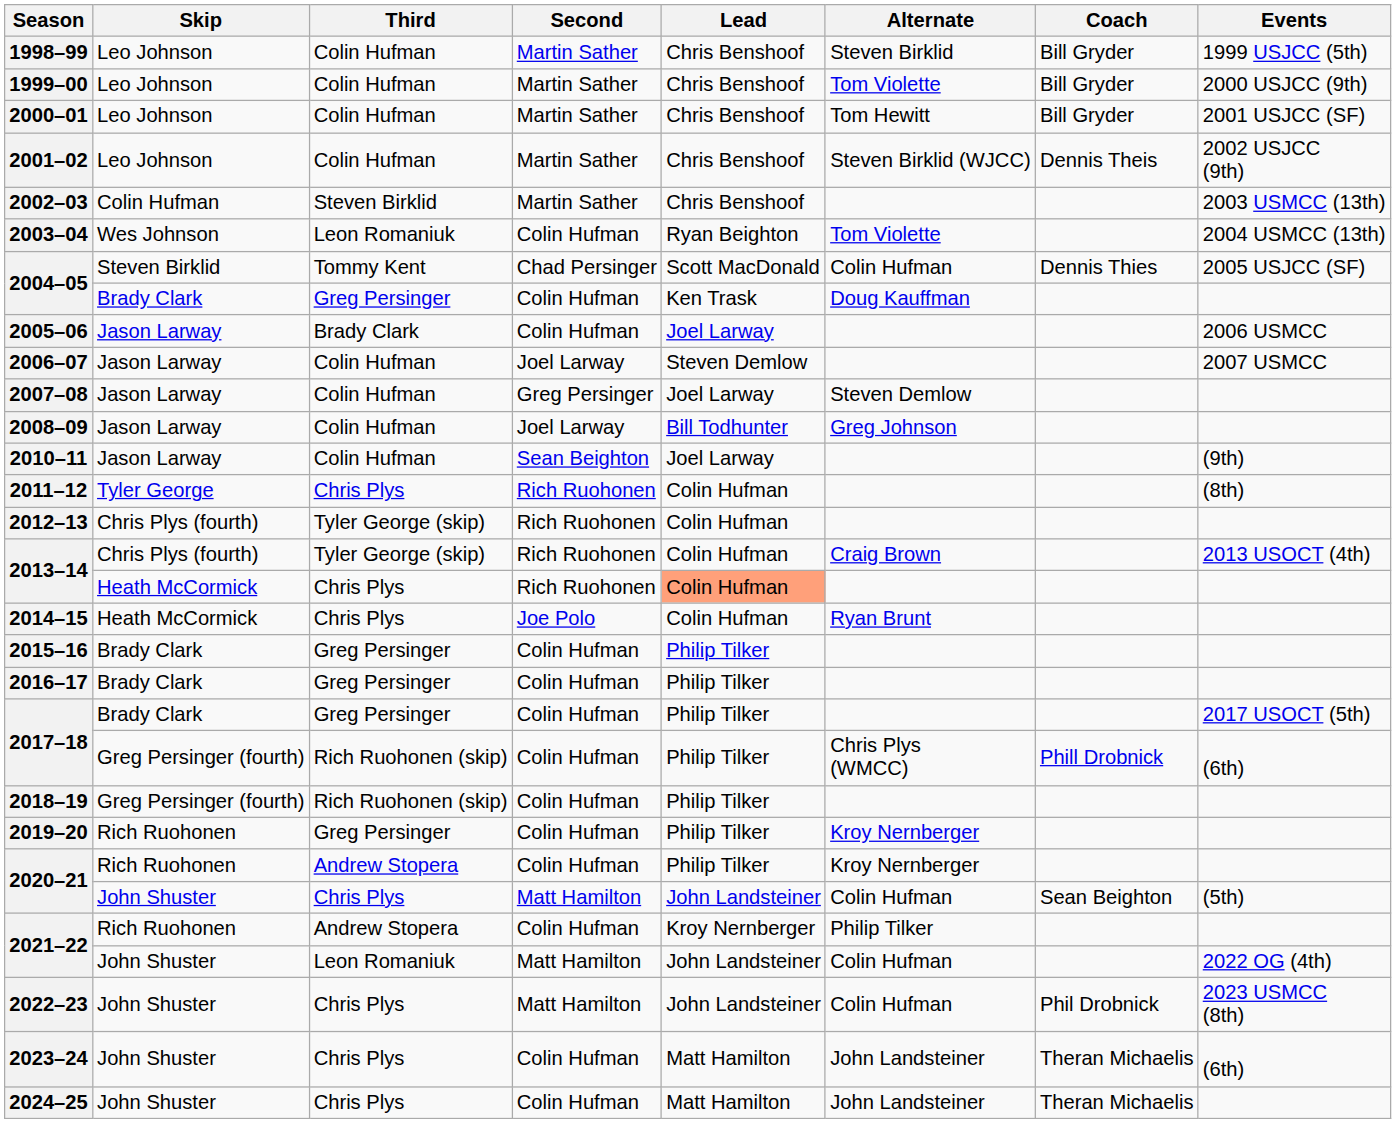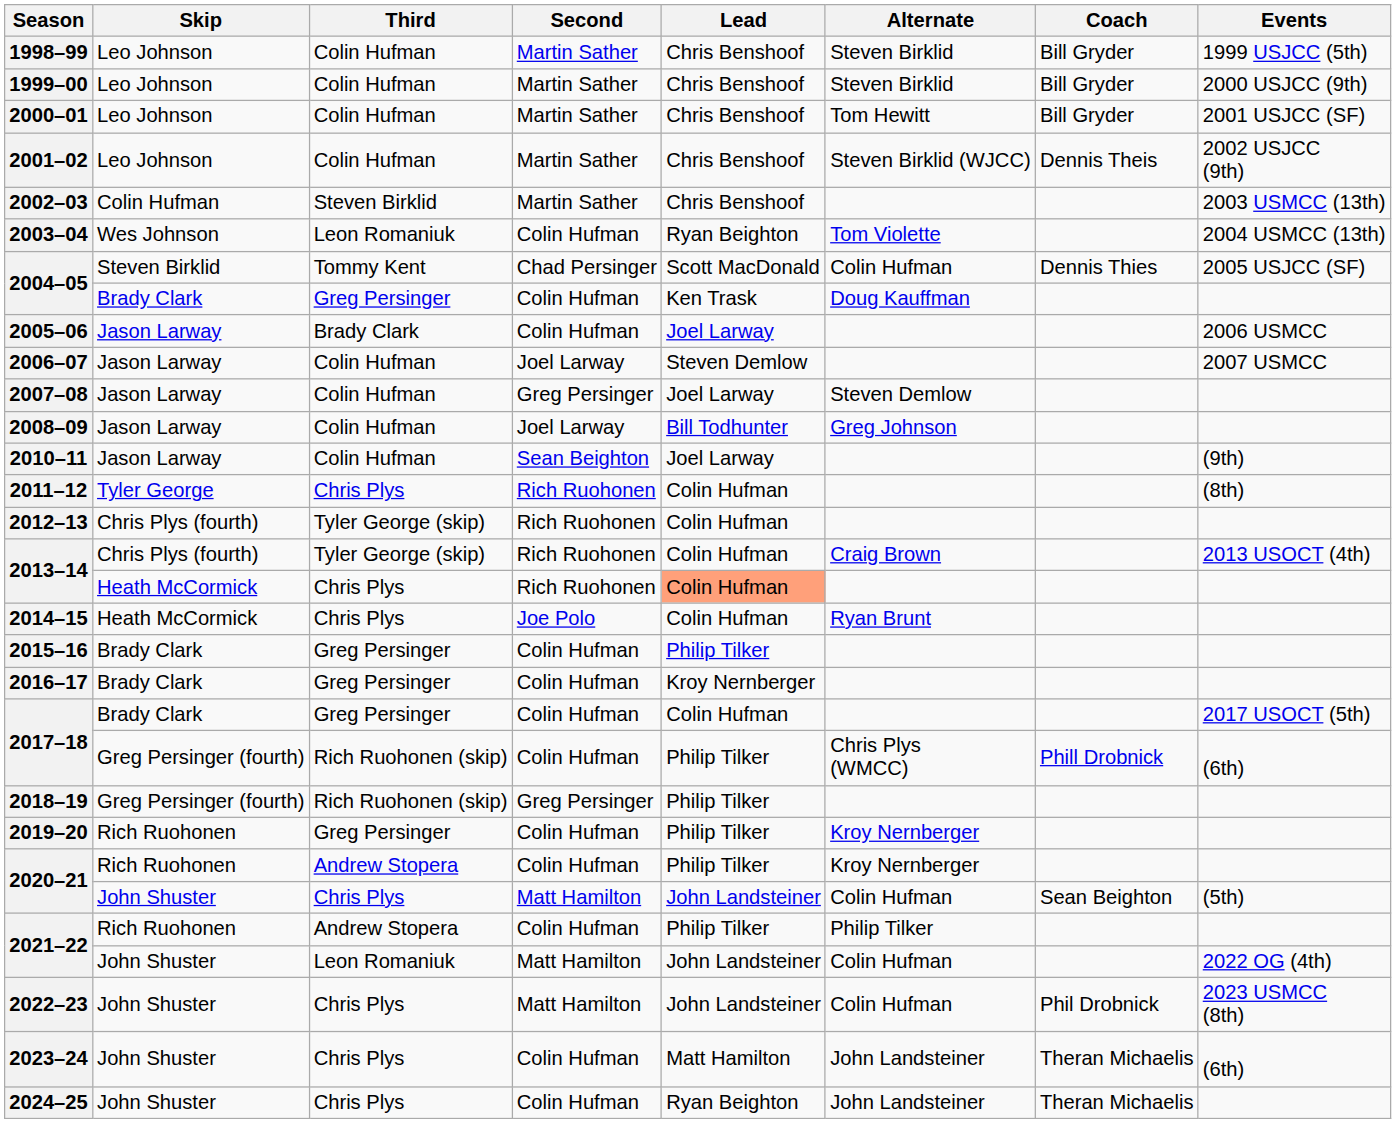(885, 84) Tom Violette -> (892, 84) Steven Birklid
(718, 682) Philip Tilker -> (741, 682) Kroy Nernberger
(718, 714) Philip Tilker -> (727, 714) Colin Hufman
(578, 801) Colin Hufman -> (585, 801) Greg Persinger
(741, 929) Kroy Nernberger -> (718, 929) Philip Tilker
(728, 1102) Matt Hamilton -> (732, 1102) Ryan Beighton
